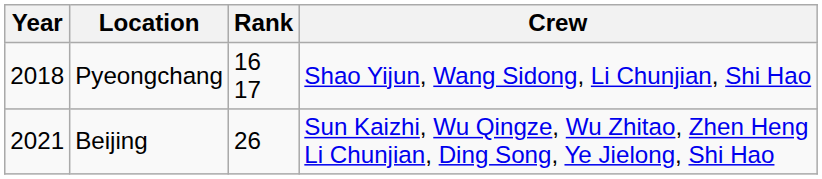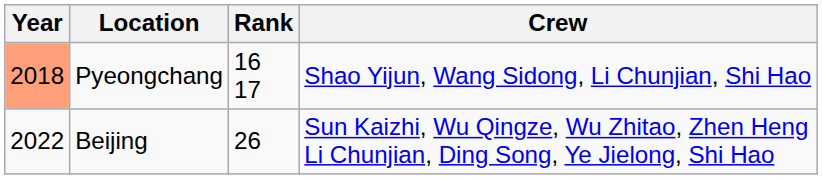(37, 75) no background -> (37, 75) lightsalmon background
(37, 141) 2021 -> (37, 141) 2022
